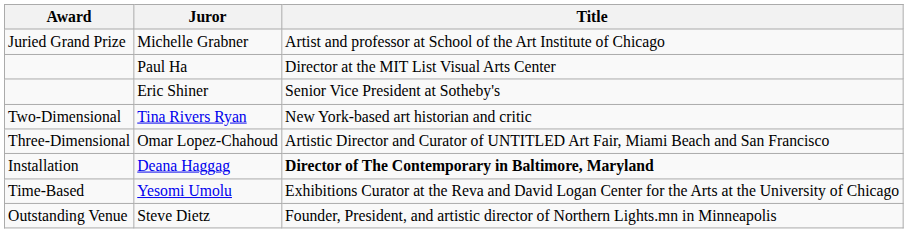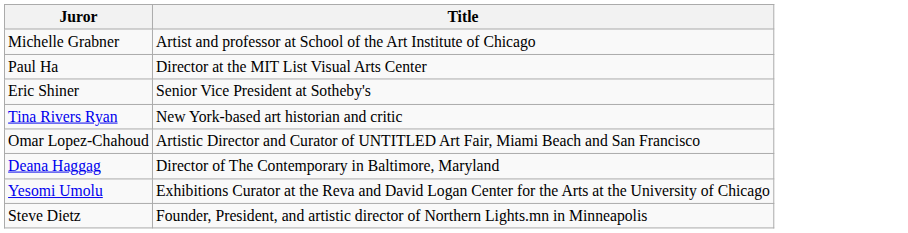- column: (69, 16)
(469, 166) bold -> (328, 166) normal
